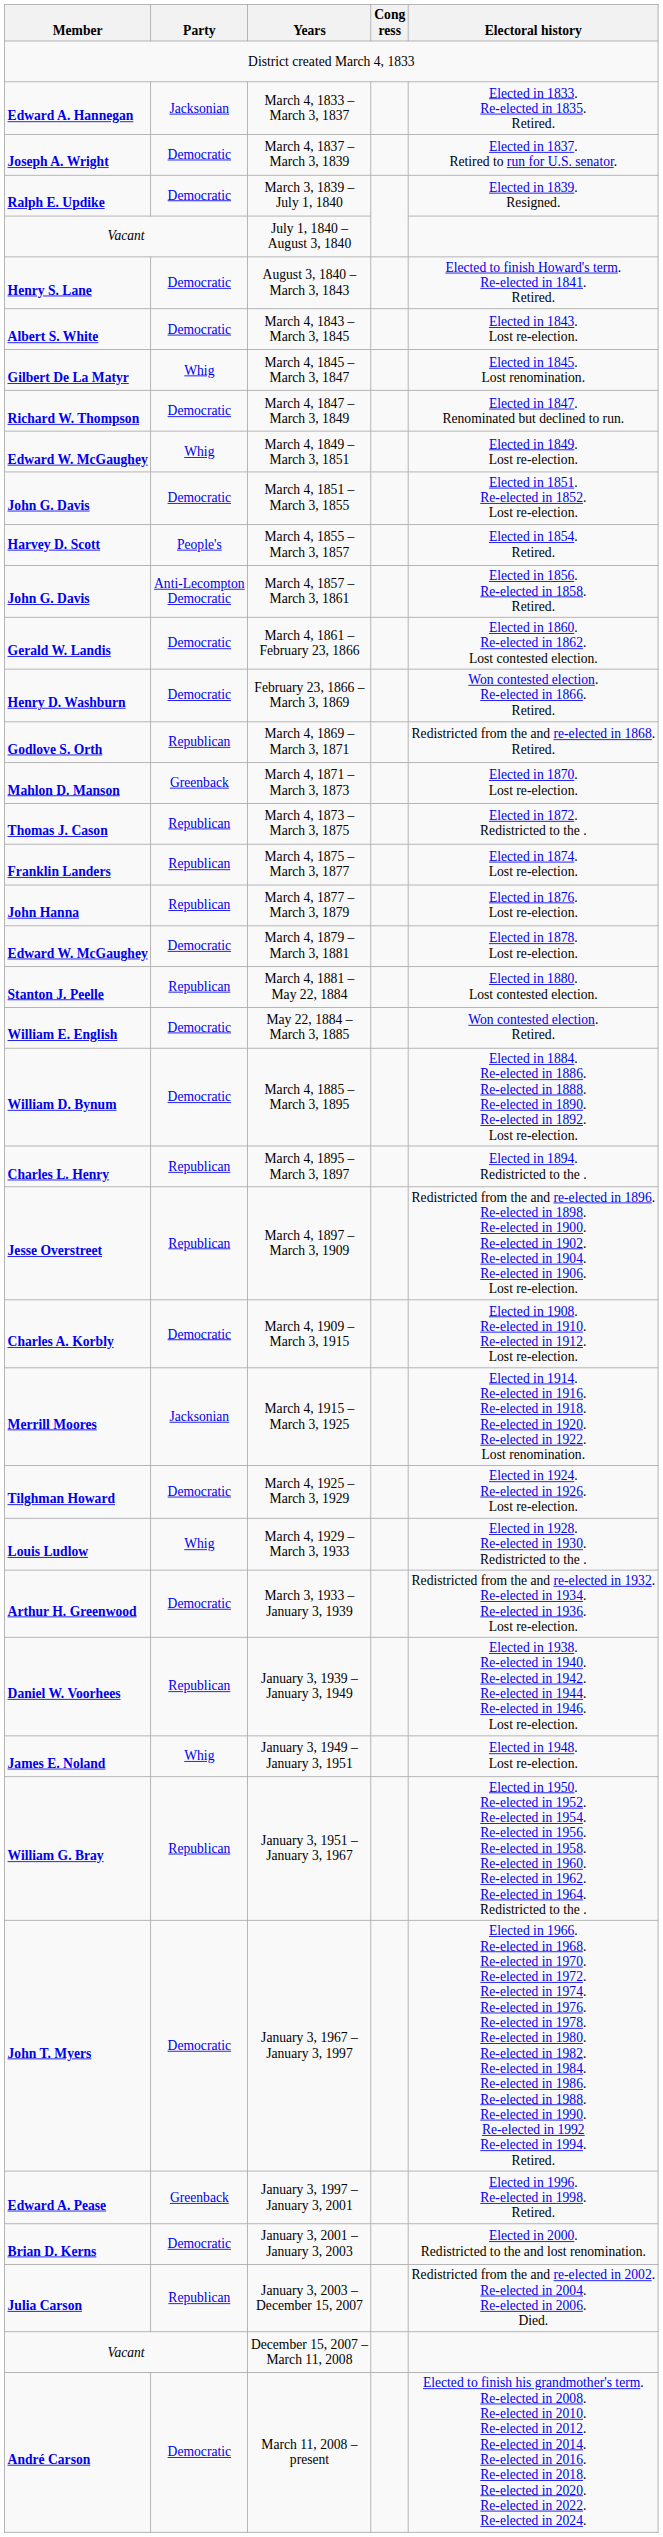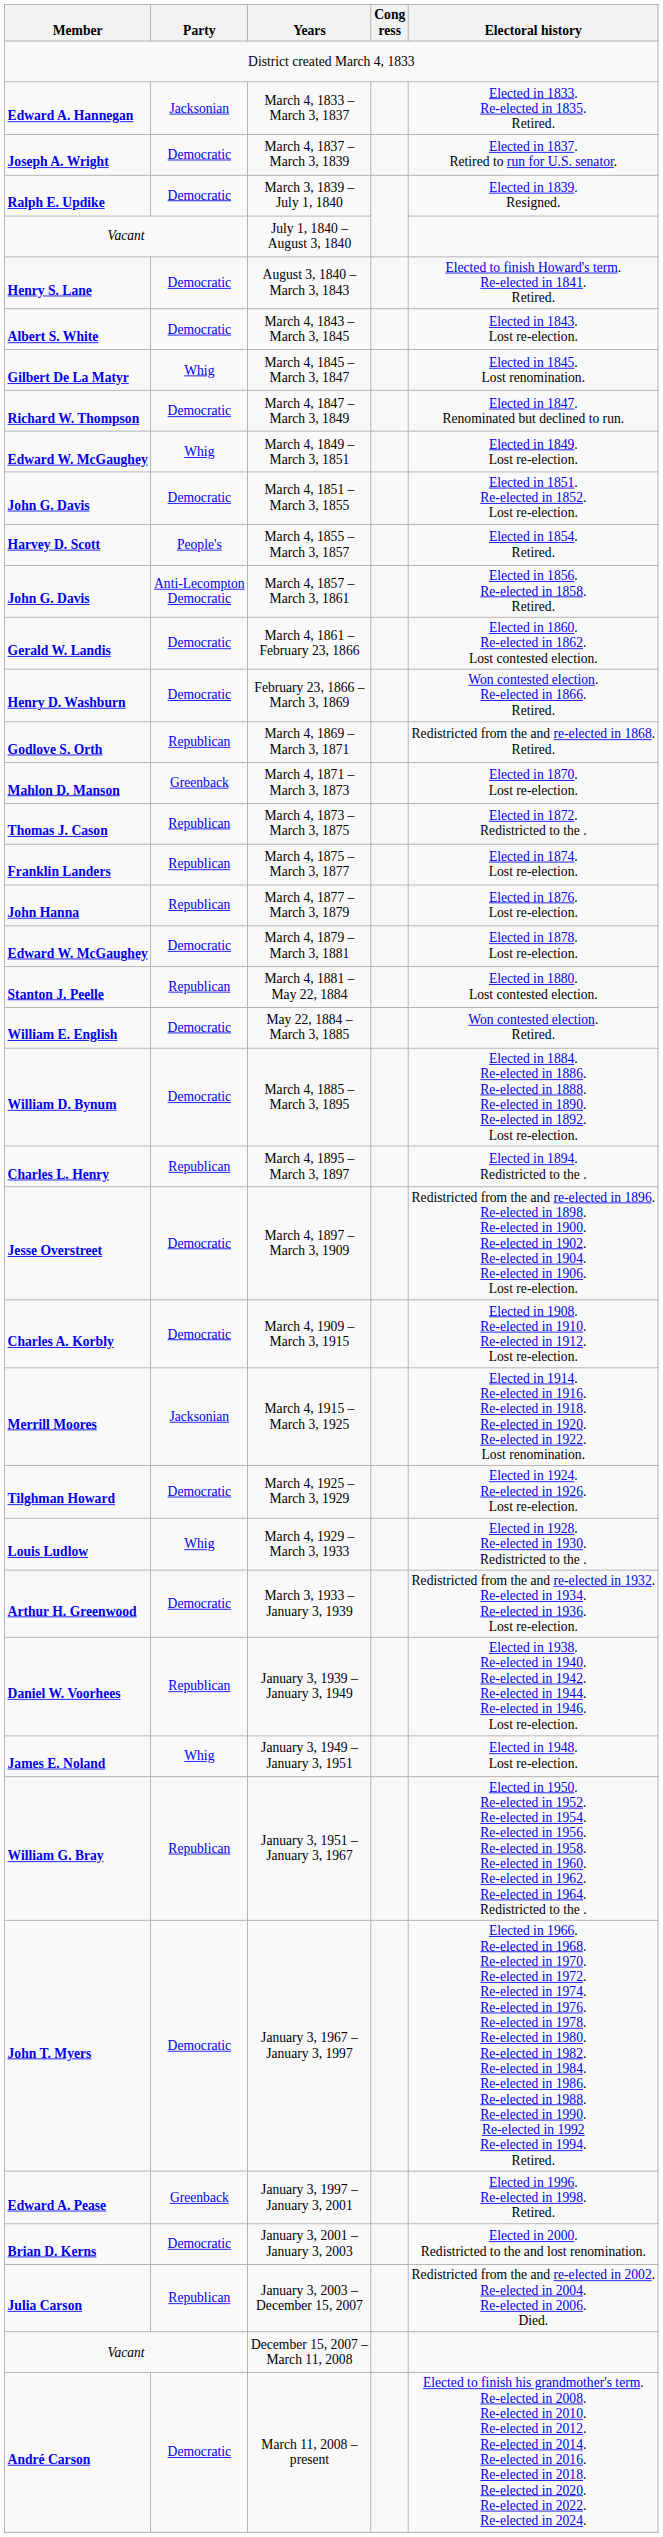(199, 1243) Republican -> (199, 1243) Democratic
